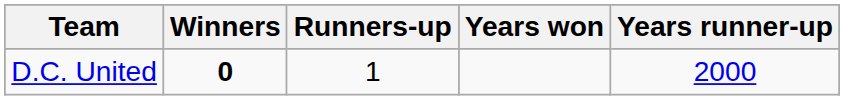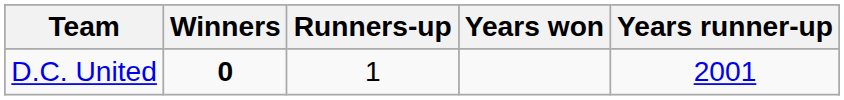(725, 71) 2000 -> (725, 71) 2001
